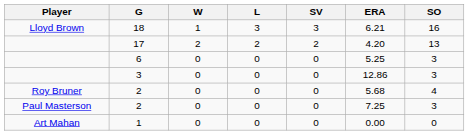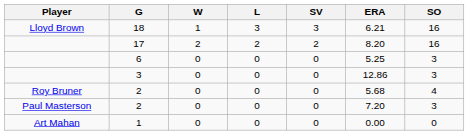(375, 43) 4.20 -> (375, 43) 8.20
(434, 43) 13 -> (434, 43) 16
(375, 106) 7.25 -> (375, 106) 7.20
